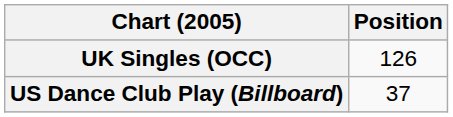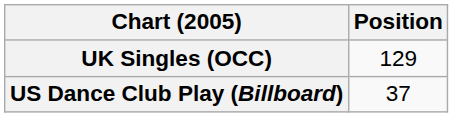(398, 58) 126 -> (398, 58) 129
